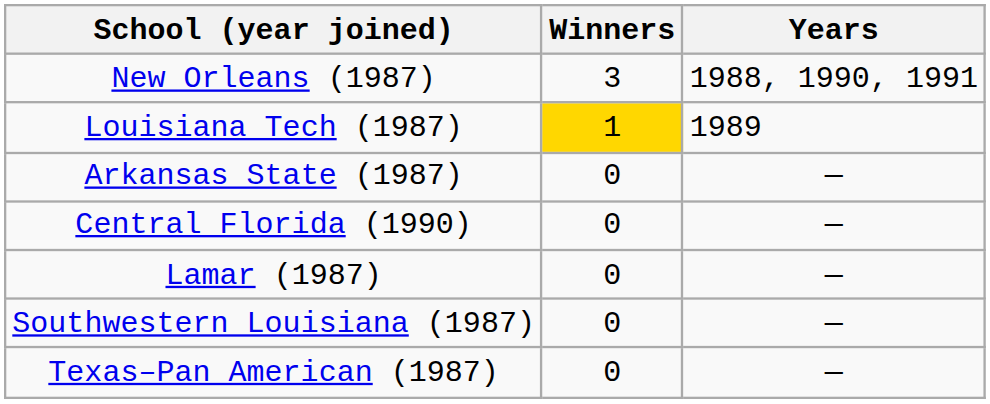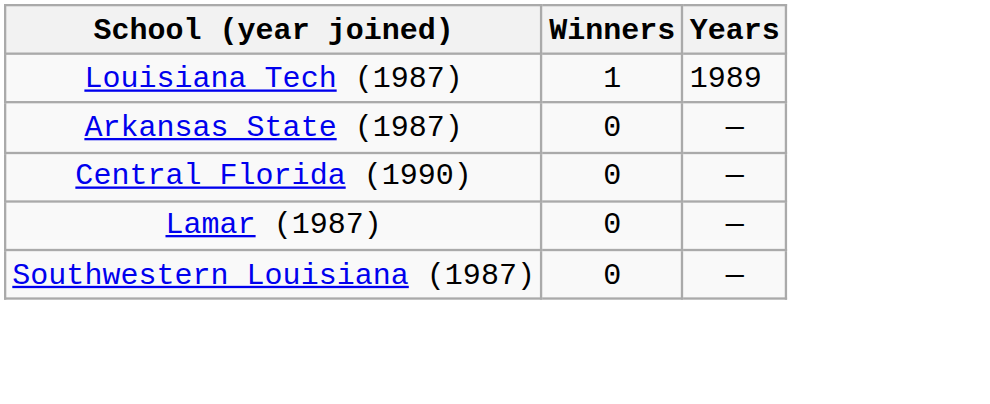- row: (274, 79)
(612, 128) gold background -> (612, 79) no background
- row: (274, 372)
